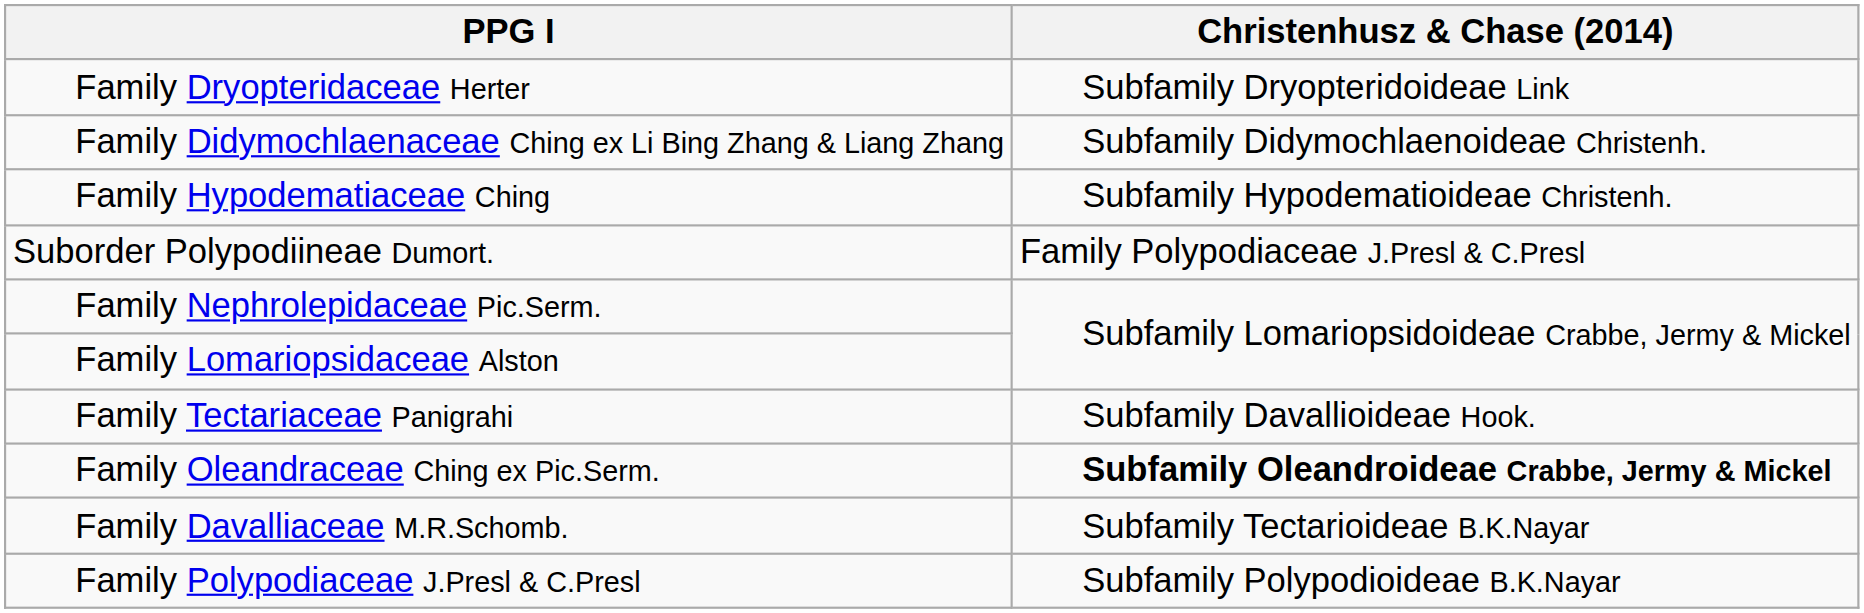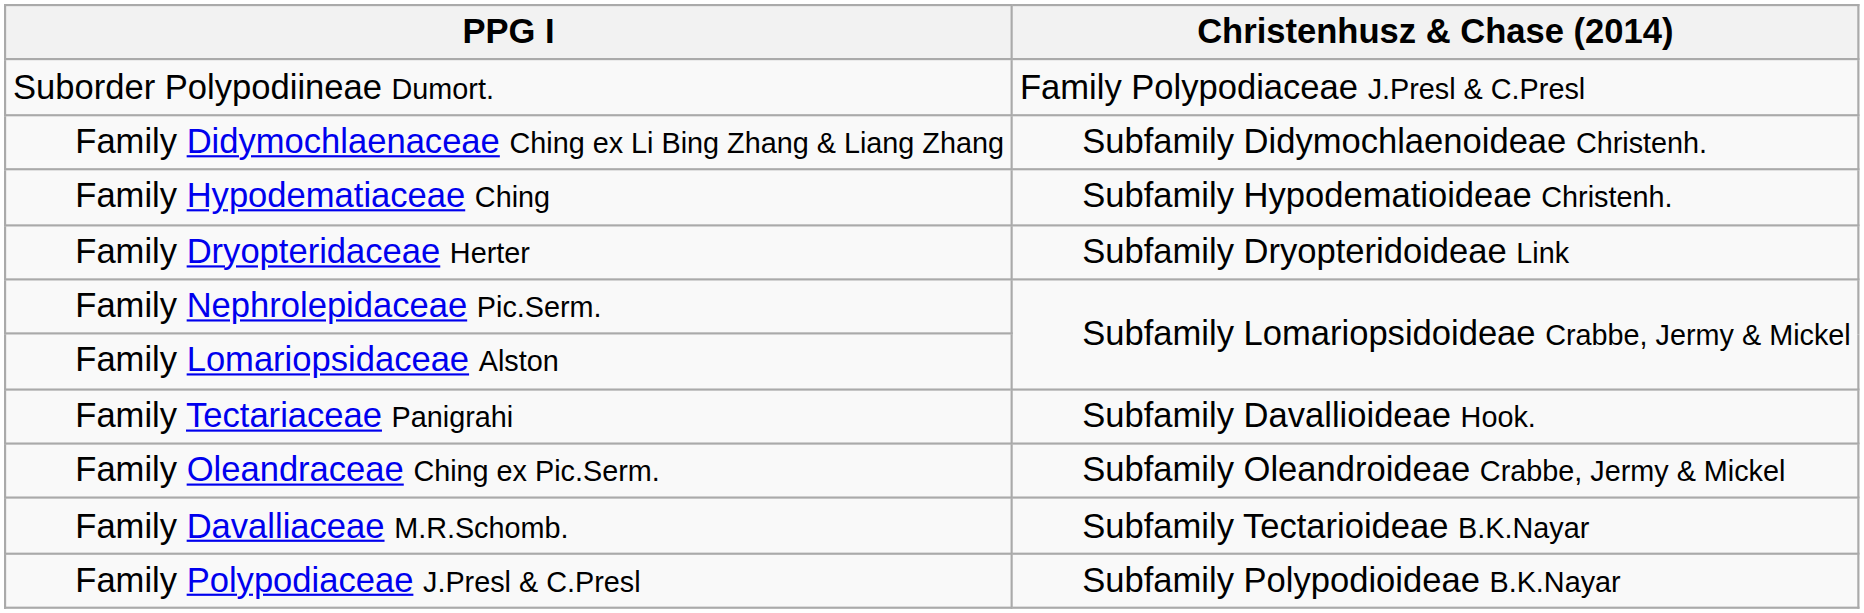rows swapped: (253, 251) <-> (303, 86)
(1457, 470) bold -> (1434, 470) normal
